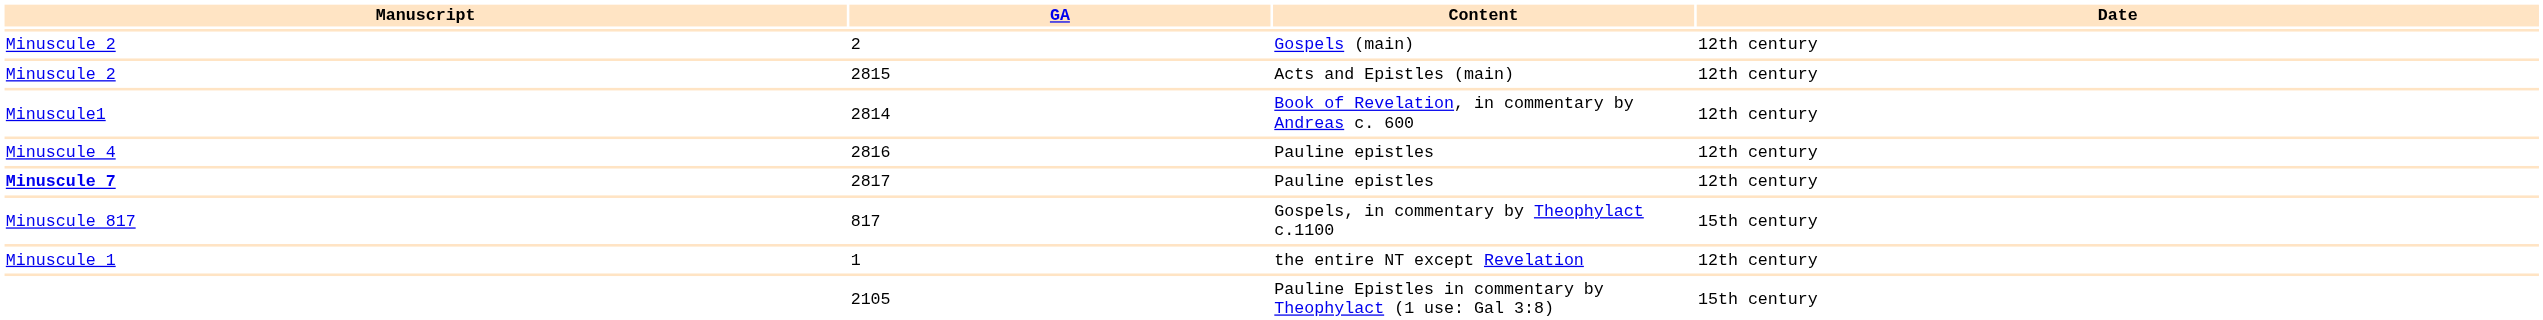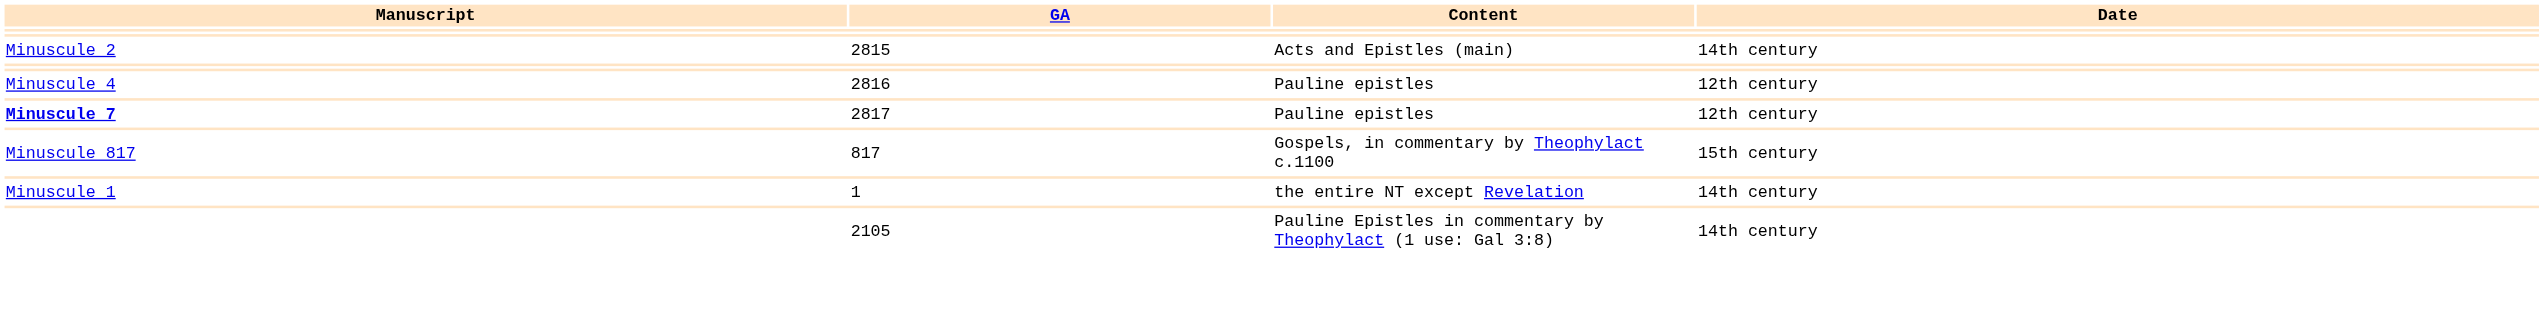- row: (856, 45)
(1758, 74) 12th century -> (1758, 50) 14th century
- row: (871, 113)
(1758, 260) 12th century -> (1758, 192) 14th century
(1758, 299) 15th century -> (1758, 231) 14th century
